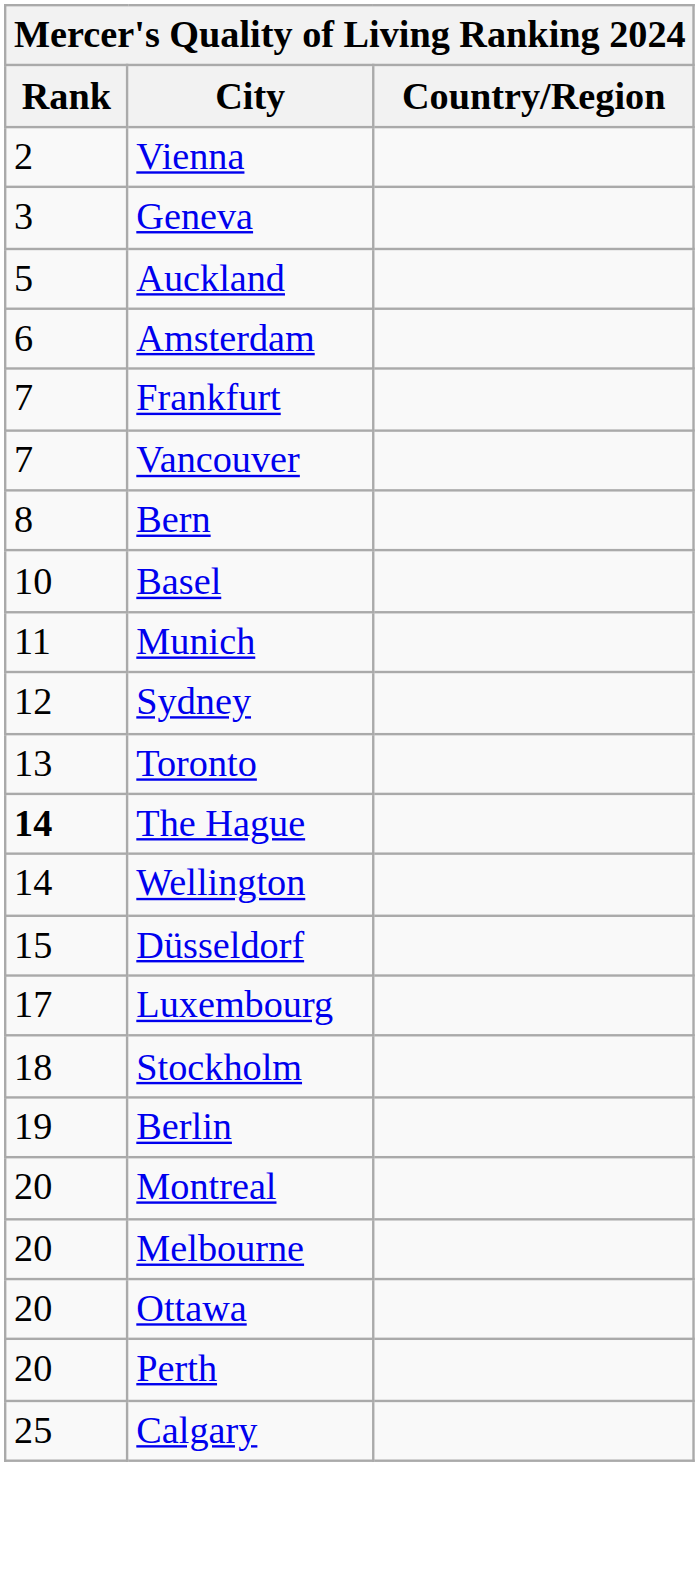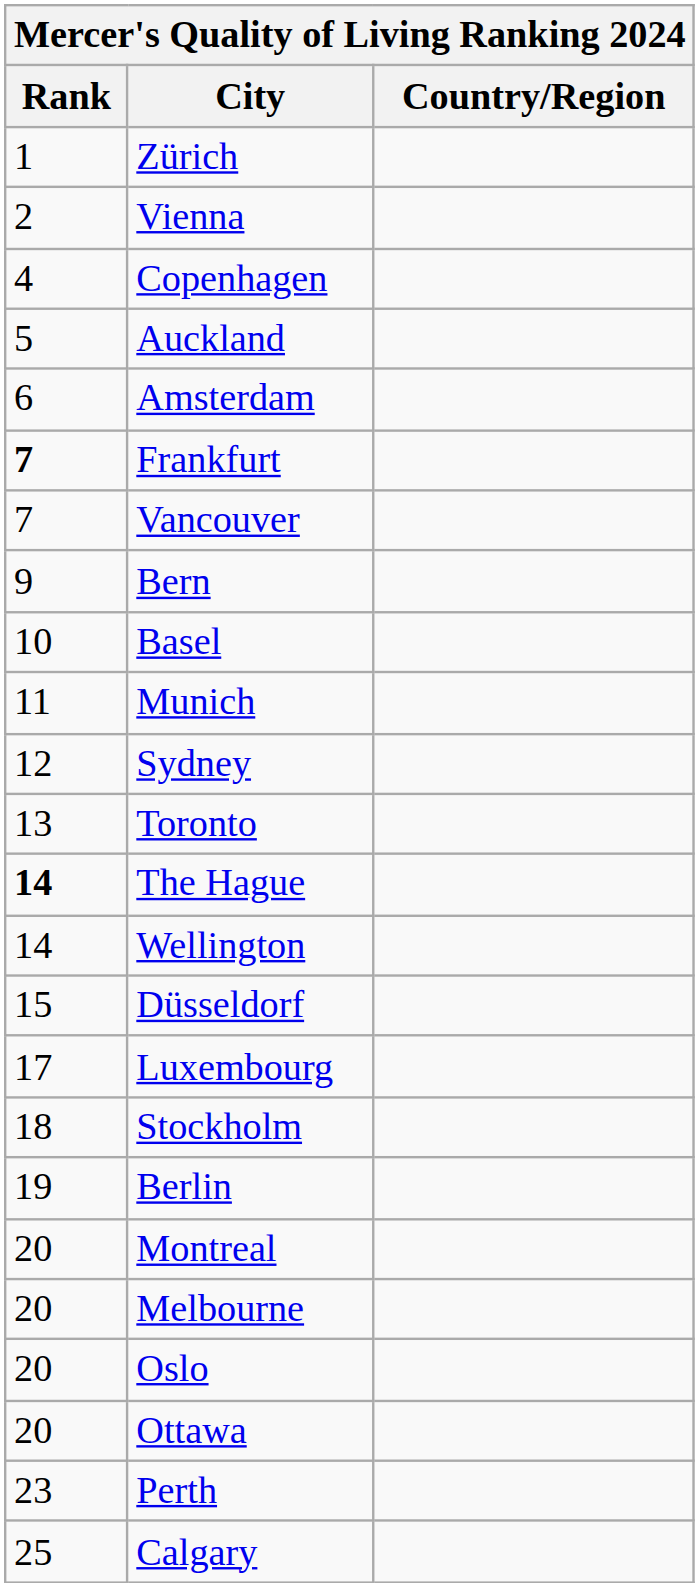+ row: (187, 156)
- row: (195, 216)
+ row: (232, 277)
(24, 398) normal -> (24, 459) bold
(24, 519) 8 -> (24, 580) 9
+ row: (172, 1369)
(33, 1369) 20 -> (33, 1490) 23
